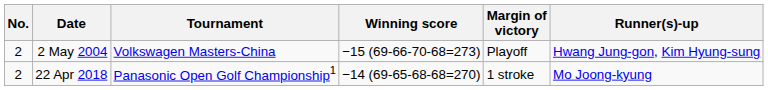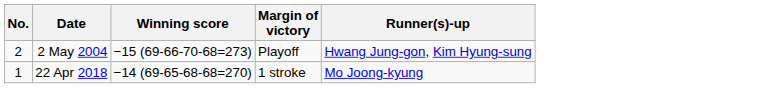- column: (225, 23)
(18, 74) 2 -> (18, 73) 1
